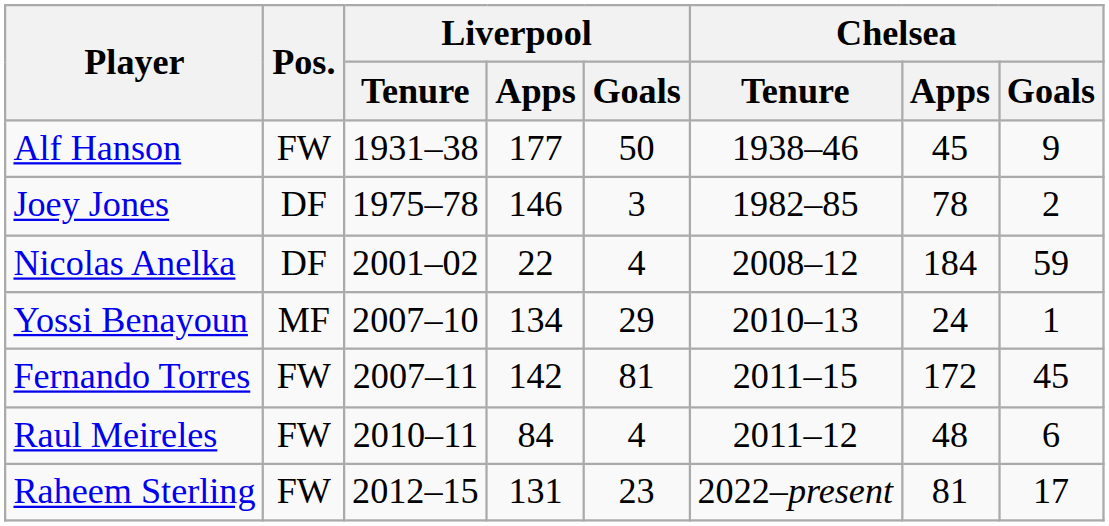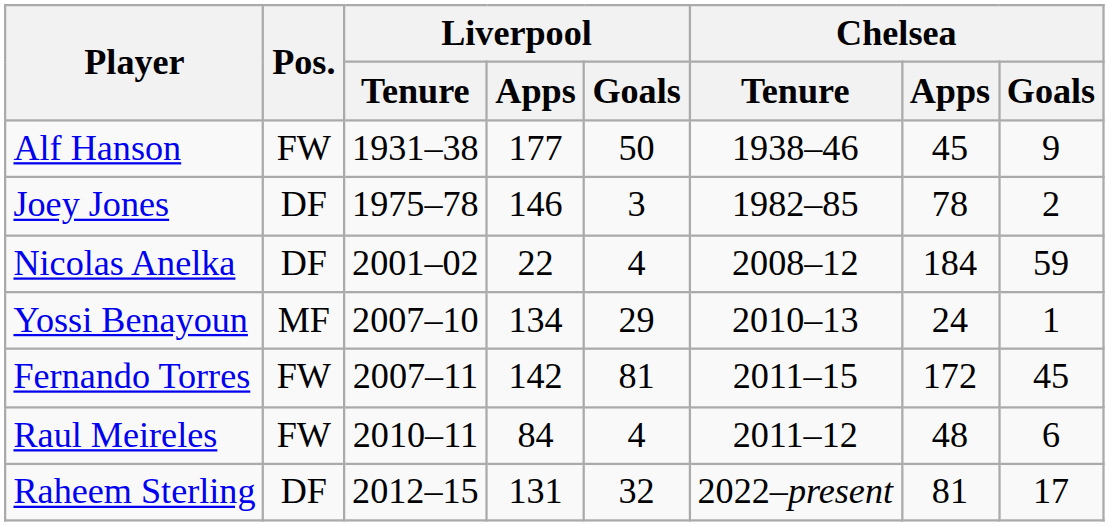(304, 491) FW -> (304, 491) DF
(637, 491) 23 -> (637, 491) 32
